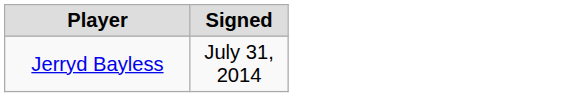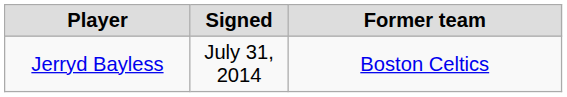+ column: (425, 20)
